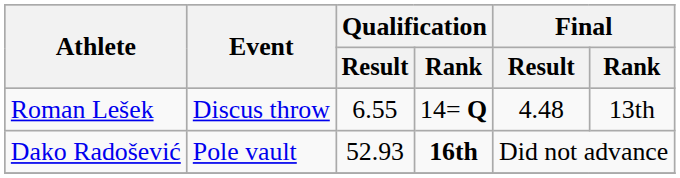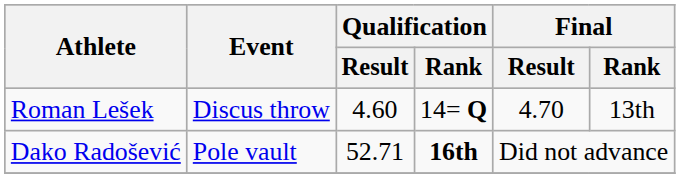(375, 108) 6.55 -> (375, 108) 4.60
(541, 108) 4.48 -> (541, 108) 4.70
(375, 151) 52.93 -> (375, 151) 52.71
